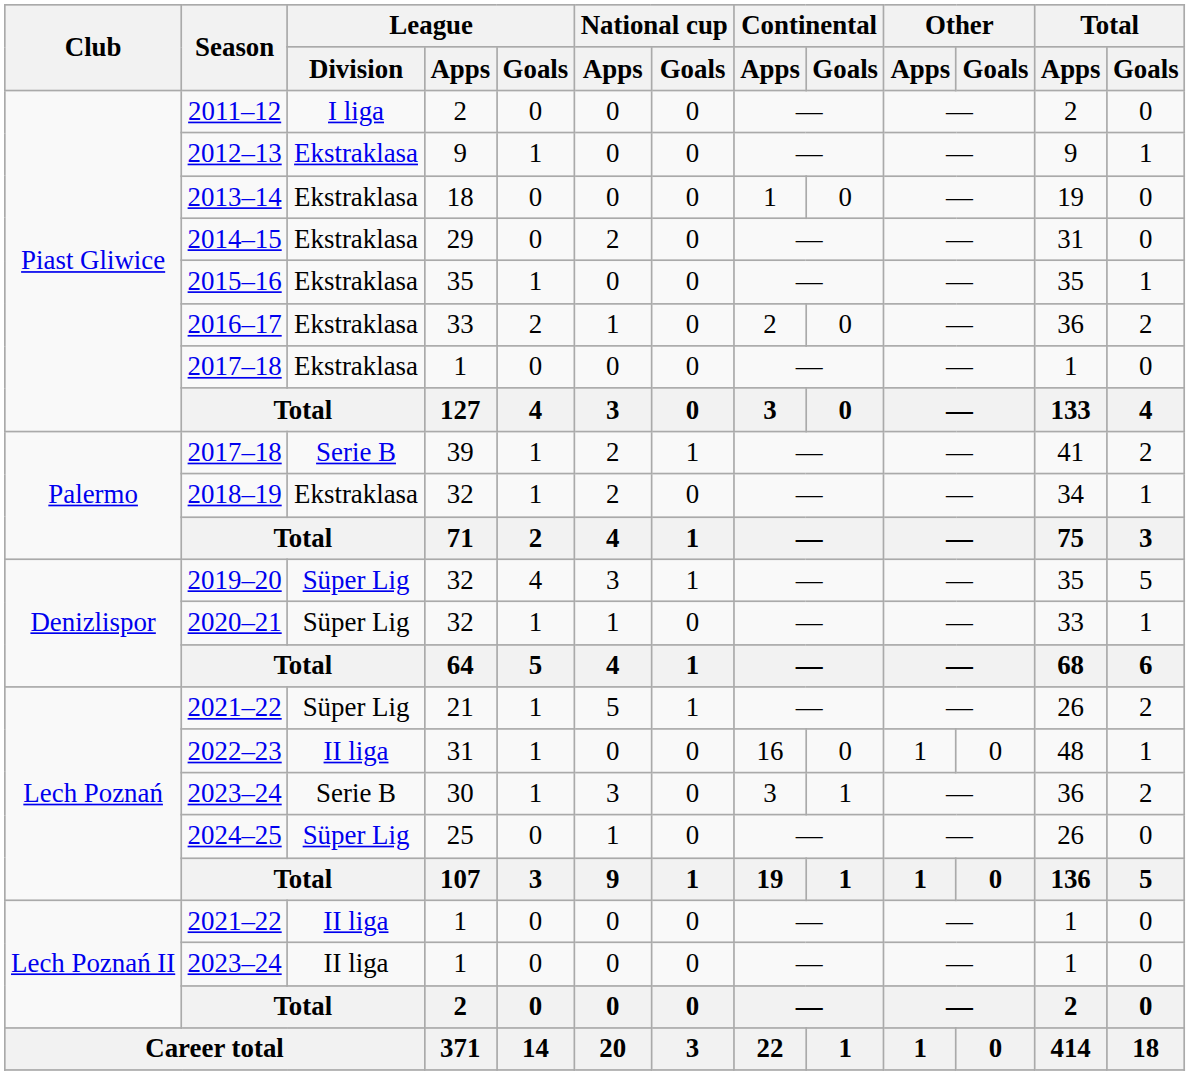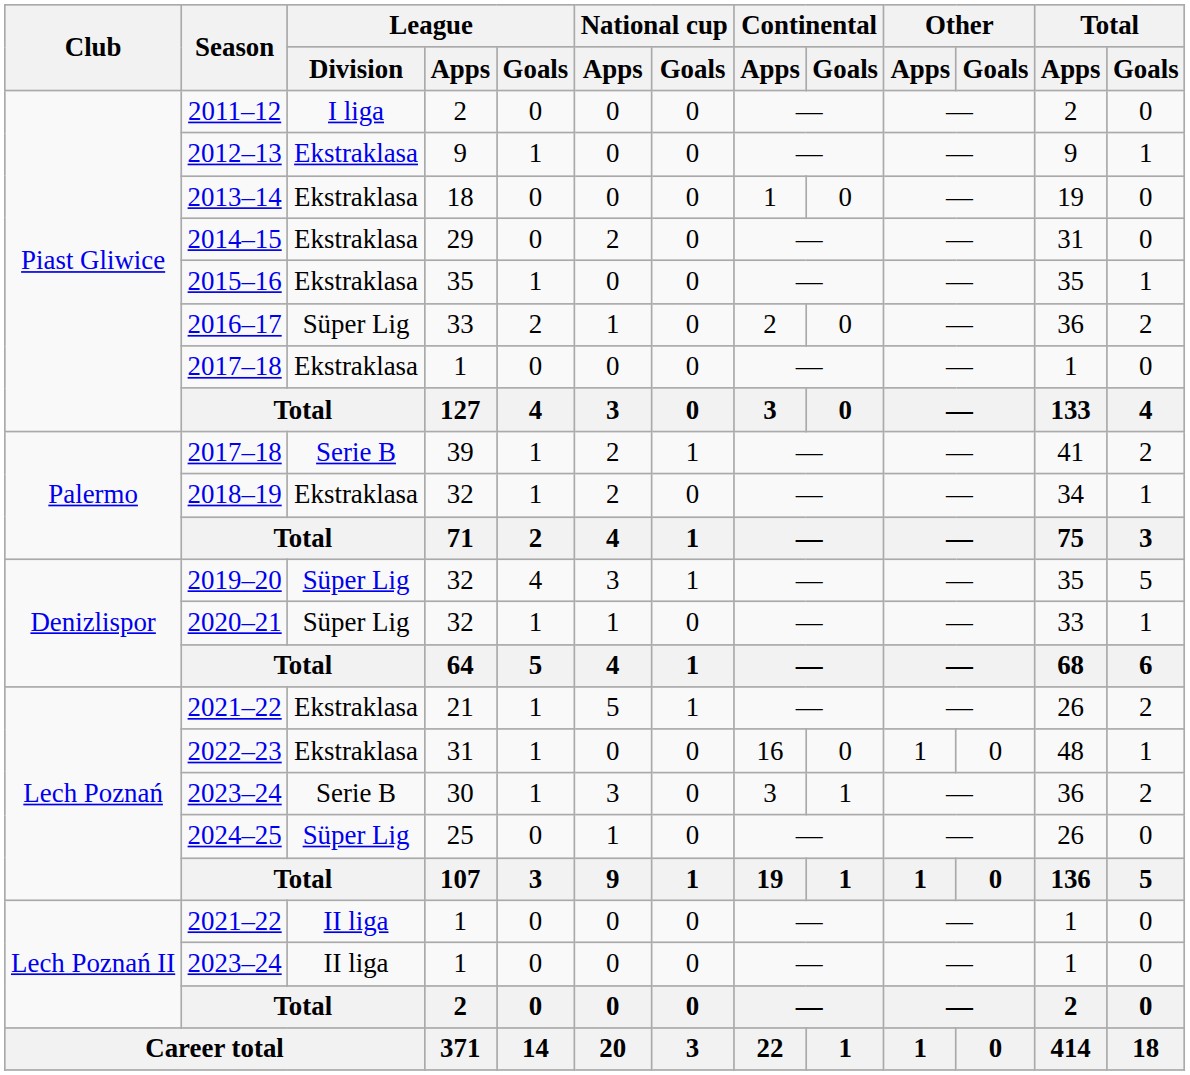(356, 324) Ekstraklasa -> (356, 324) Süper Lig
(356, 707) Süper Lig -> (356, 707) Ekstraklasa
(356, 750) II liga -> (356, 750) Ekstraklasa
